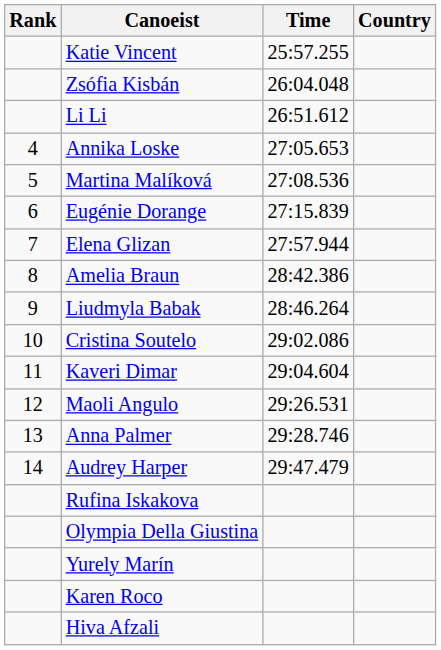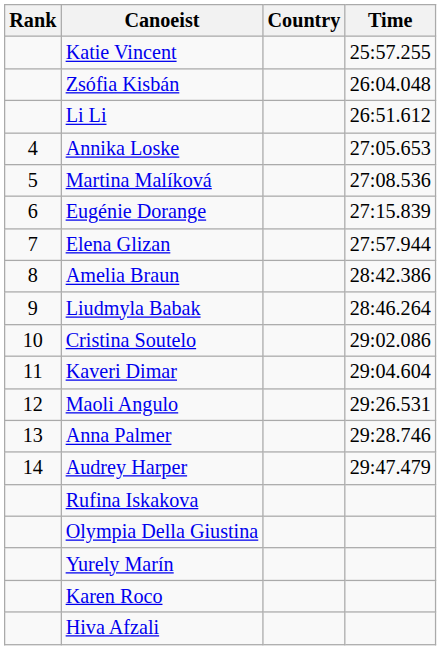columns swapped: (394, 20) <-> (308, 20)
